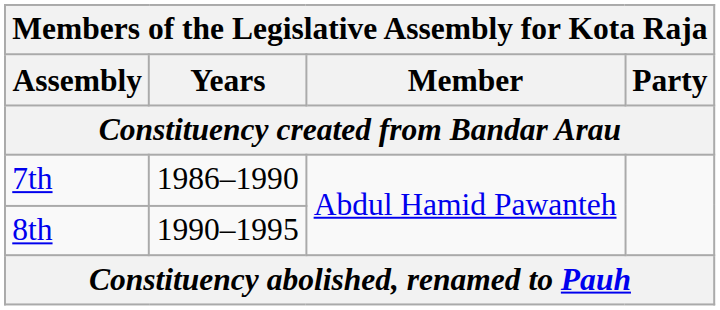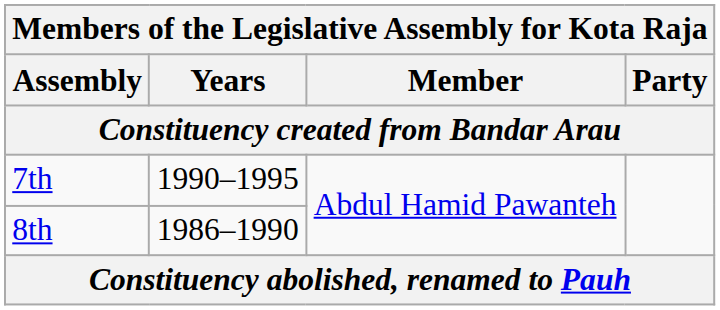(228, 179) 1986–1990 -> (228, 179) 1990–1995
(228, 229) 1990–1995 -> (228, 229) 1986–1990
